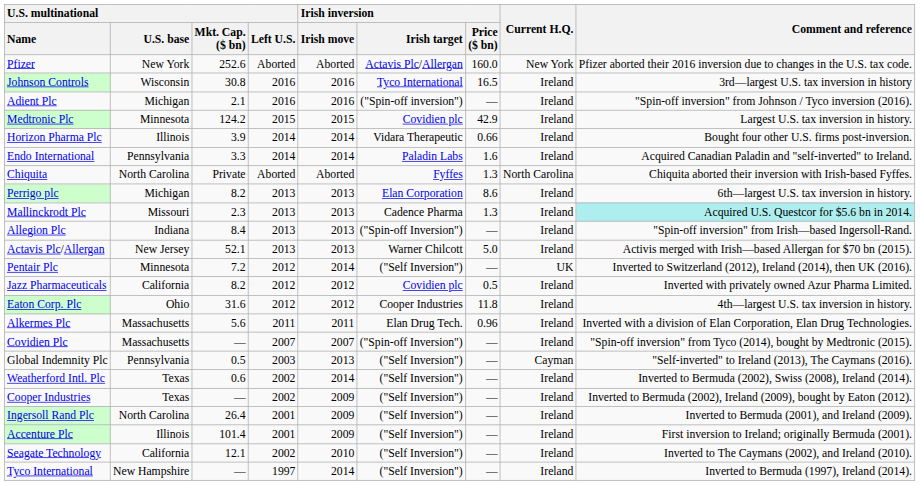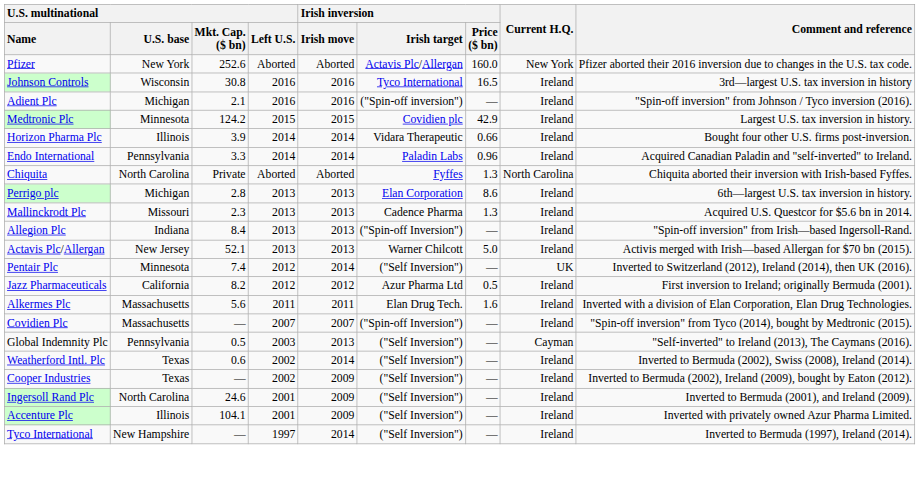(490, 156) 1.6 -> (487, 156) 0.96
(238, 193) 8.2 -> (238, 193) 2.8
(808, 212) paleturquoise background -> (808, 212) no background
(238, 267) 7.2 -> (238, 267) 7.4
(433, 286) Covidien plc -> (422, 286) Azur Pharma Ltd
(788, 286) Inverted with privately owned Azur Pharma Limited. -> (787, 286) First inversion to Ireland; originally Bermuda (2001).
- row: (44, 304)
(487, 323) 0.96 -> (490, 304) 1.6
(235, 415) 26.4 -> (235, 397) 24.6
(232, 434) 101.4 -> (232, 415) 104.1
(787, 434) First inversion to Ireland; originally Bermuda (2001). -> (788, 415) Inverted with privately owned Azur Pharma Limited.
- row: (54, 452)
